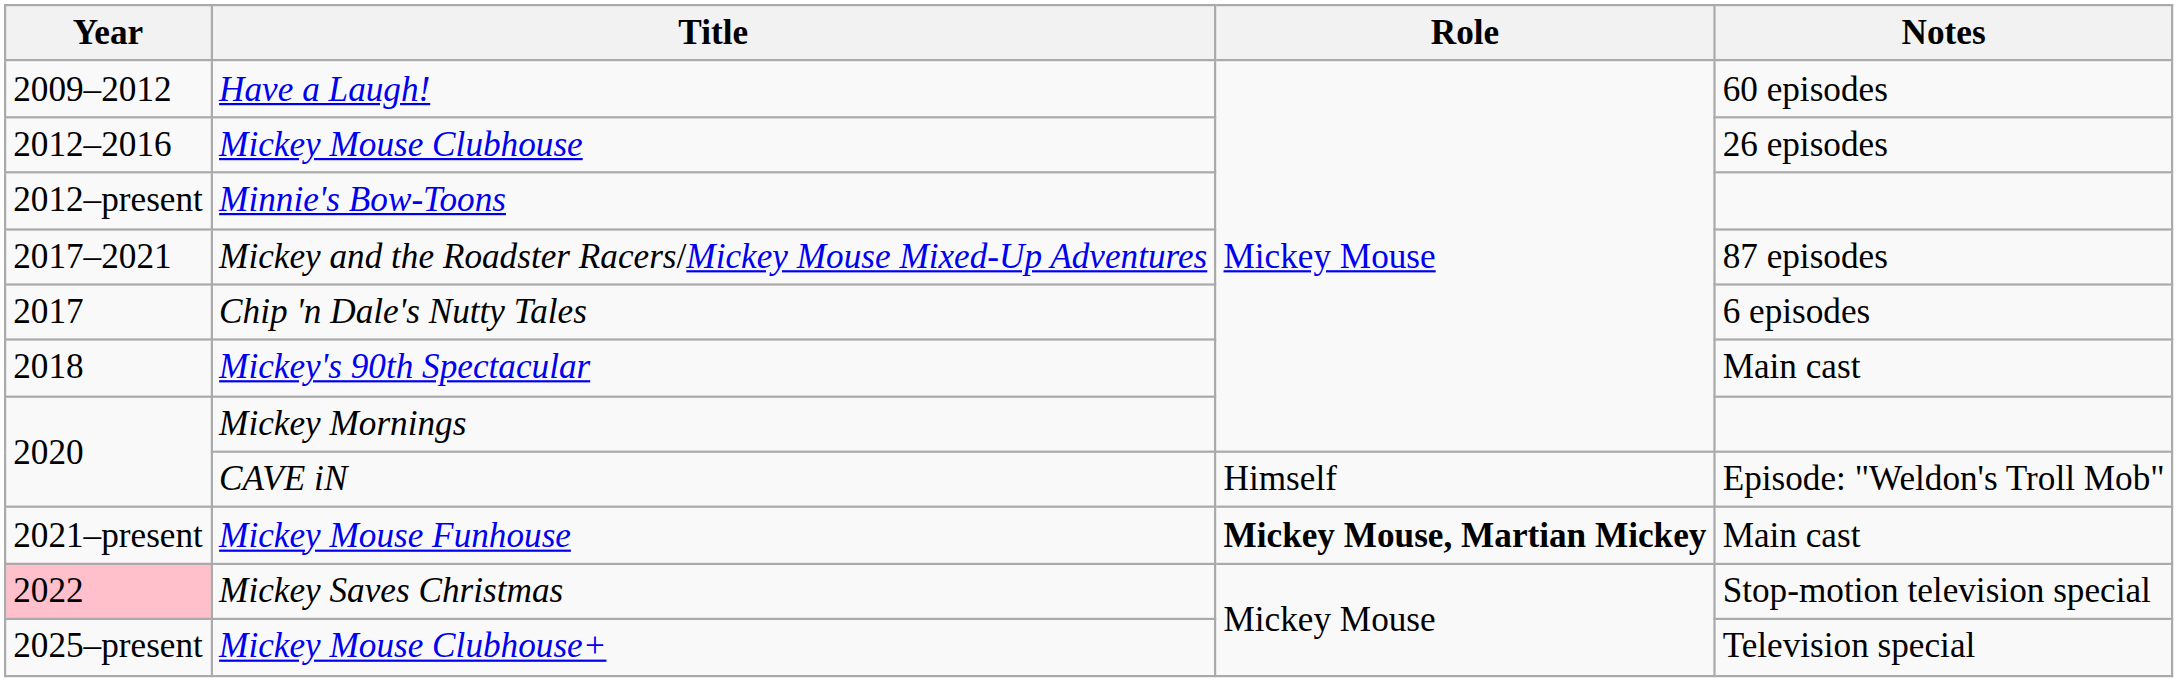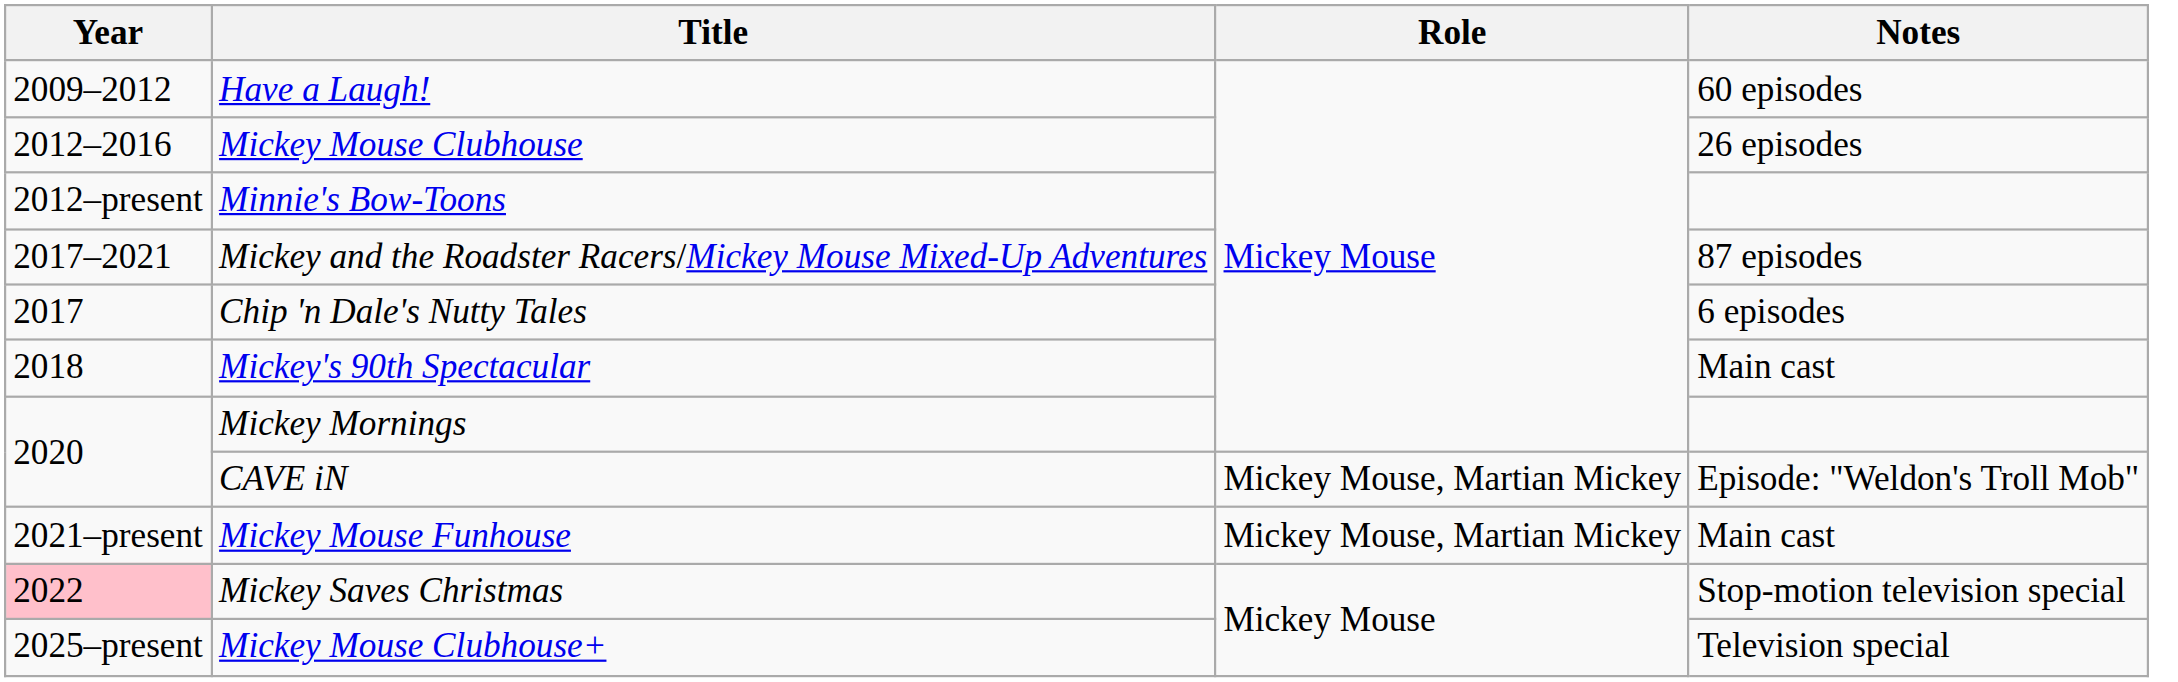(1280, 479) Himself -> (1452, 479) Mickey Mouse, Martian Mickey
(1465, 534) bold -> (1452, 534) normal
